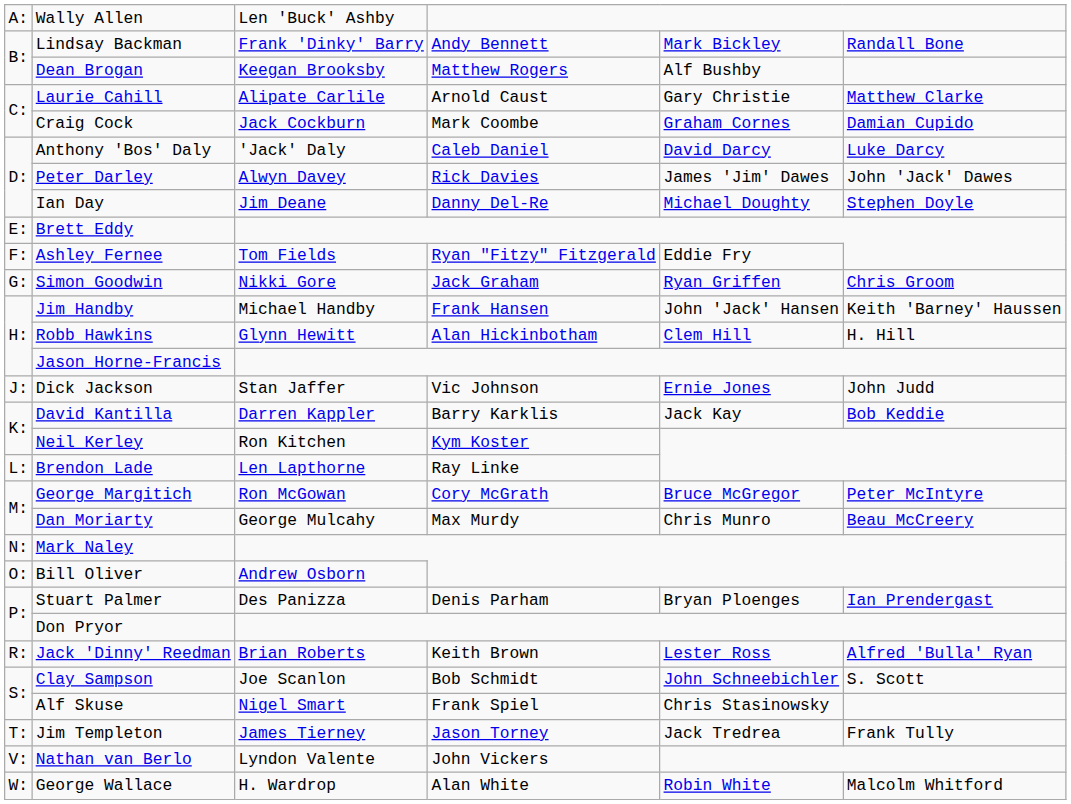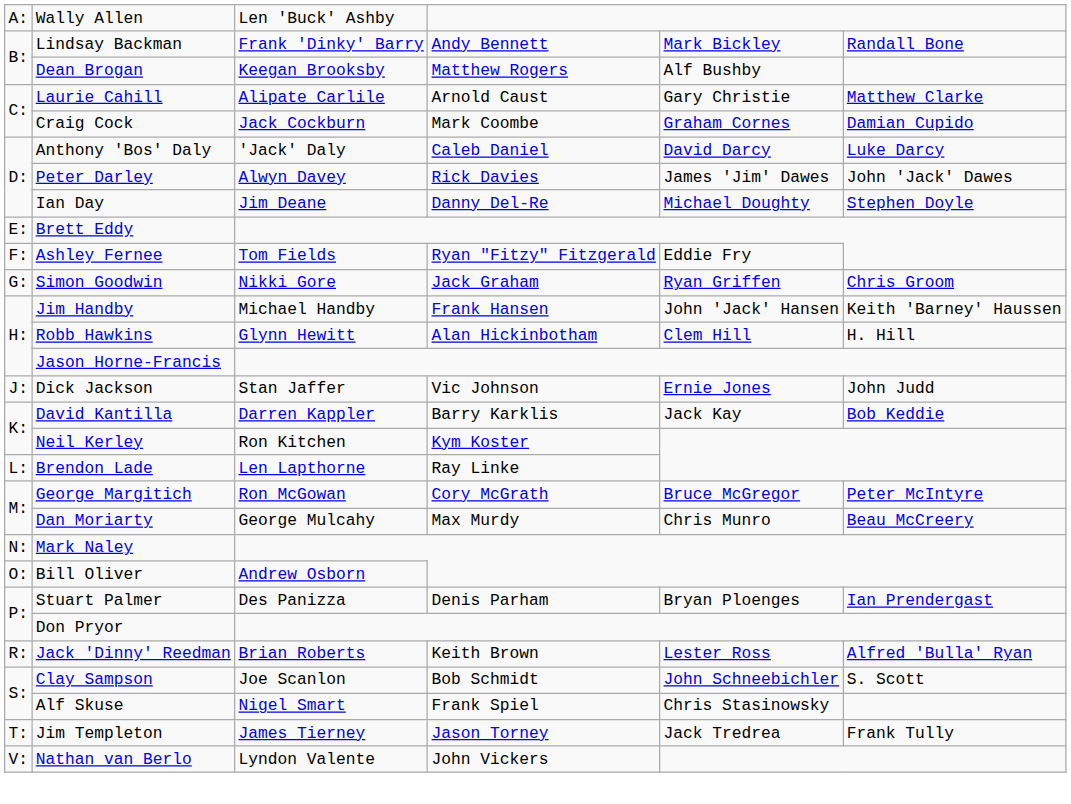- row: (104, 786)
